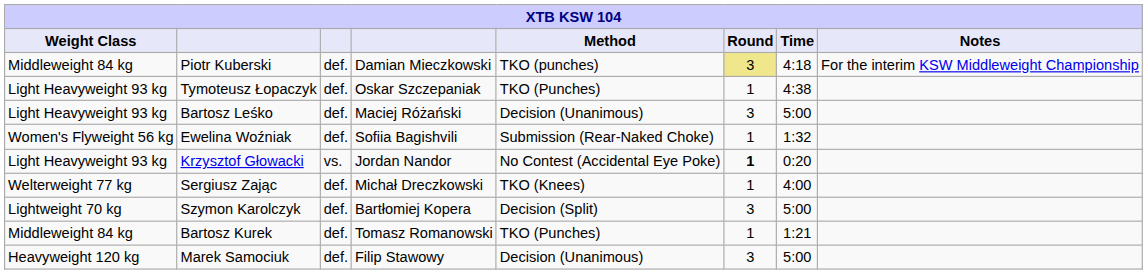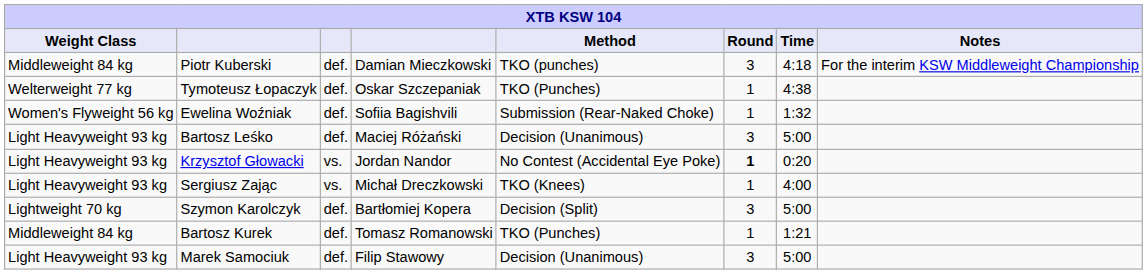(750, 64) khaki background -> (750, 64) no background
(88, 89) Light Heavyweight 93 kg -> (70, 89) Welterweight 77 kg
rows swapped: (236, 137) <-> (227, 113)
(70, 185) Welterweight 77 kg -> (88, 185) Light Heavyweight 93 kg
(336, 185) def. -> (333, 185) vs.
(74, 257) Heavyweight 120 kg -> (88, 257) Light Heavyweight 93 kg
